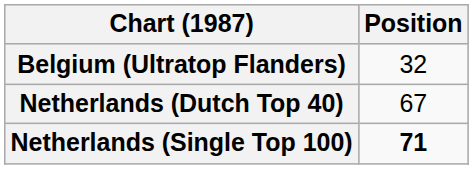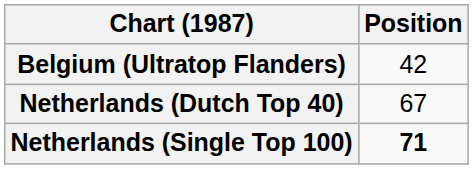(413, 63) 32 -> (413, 63) 42
